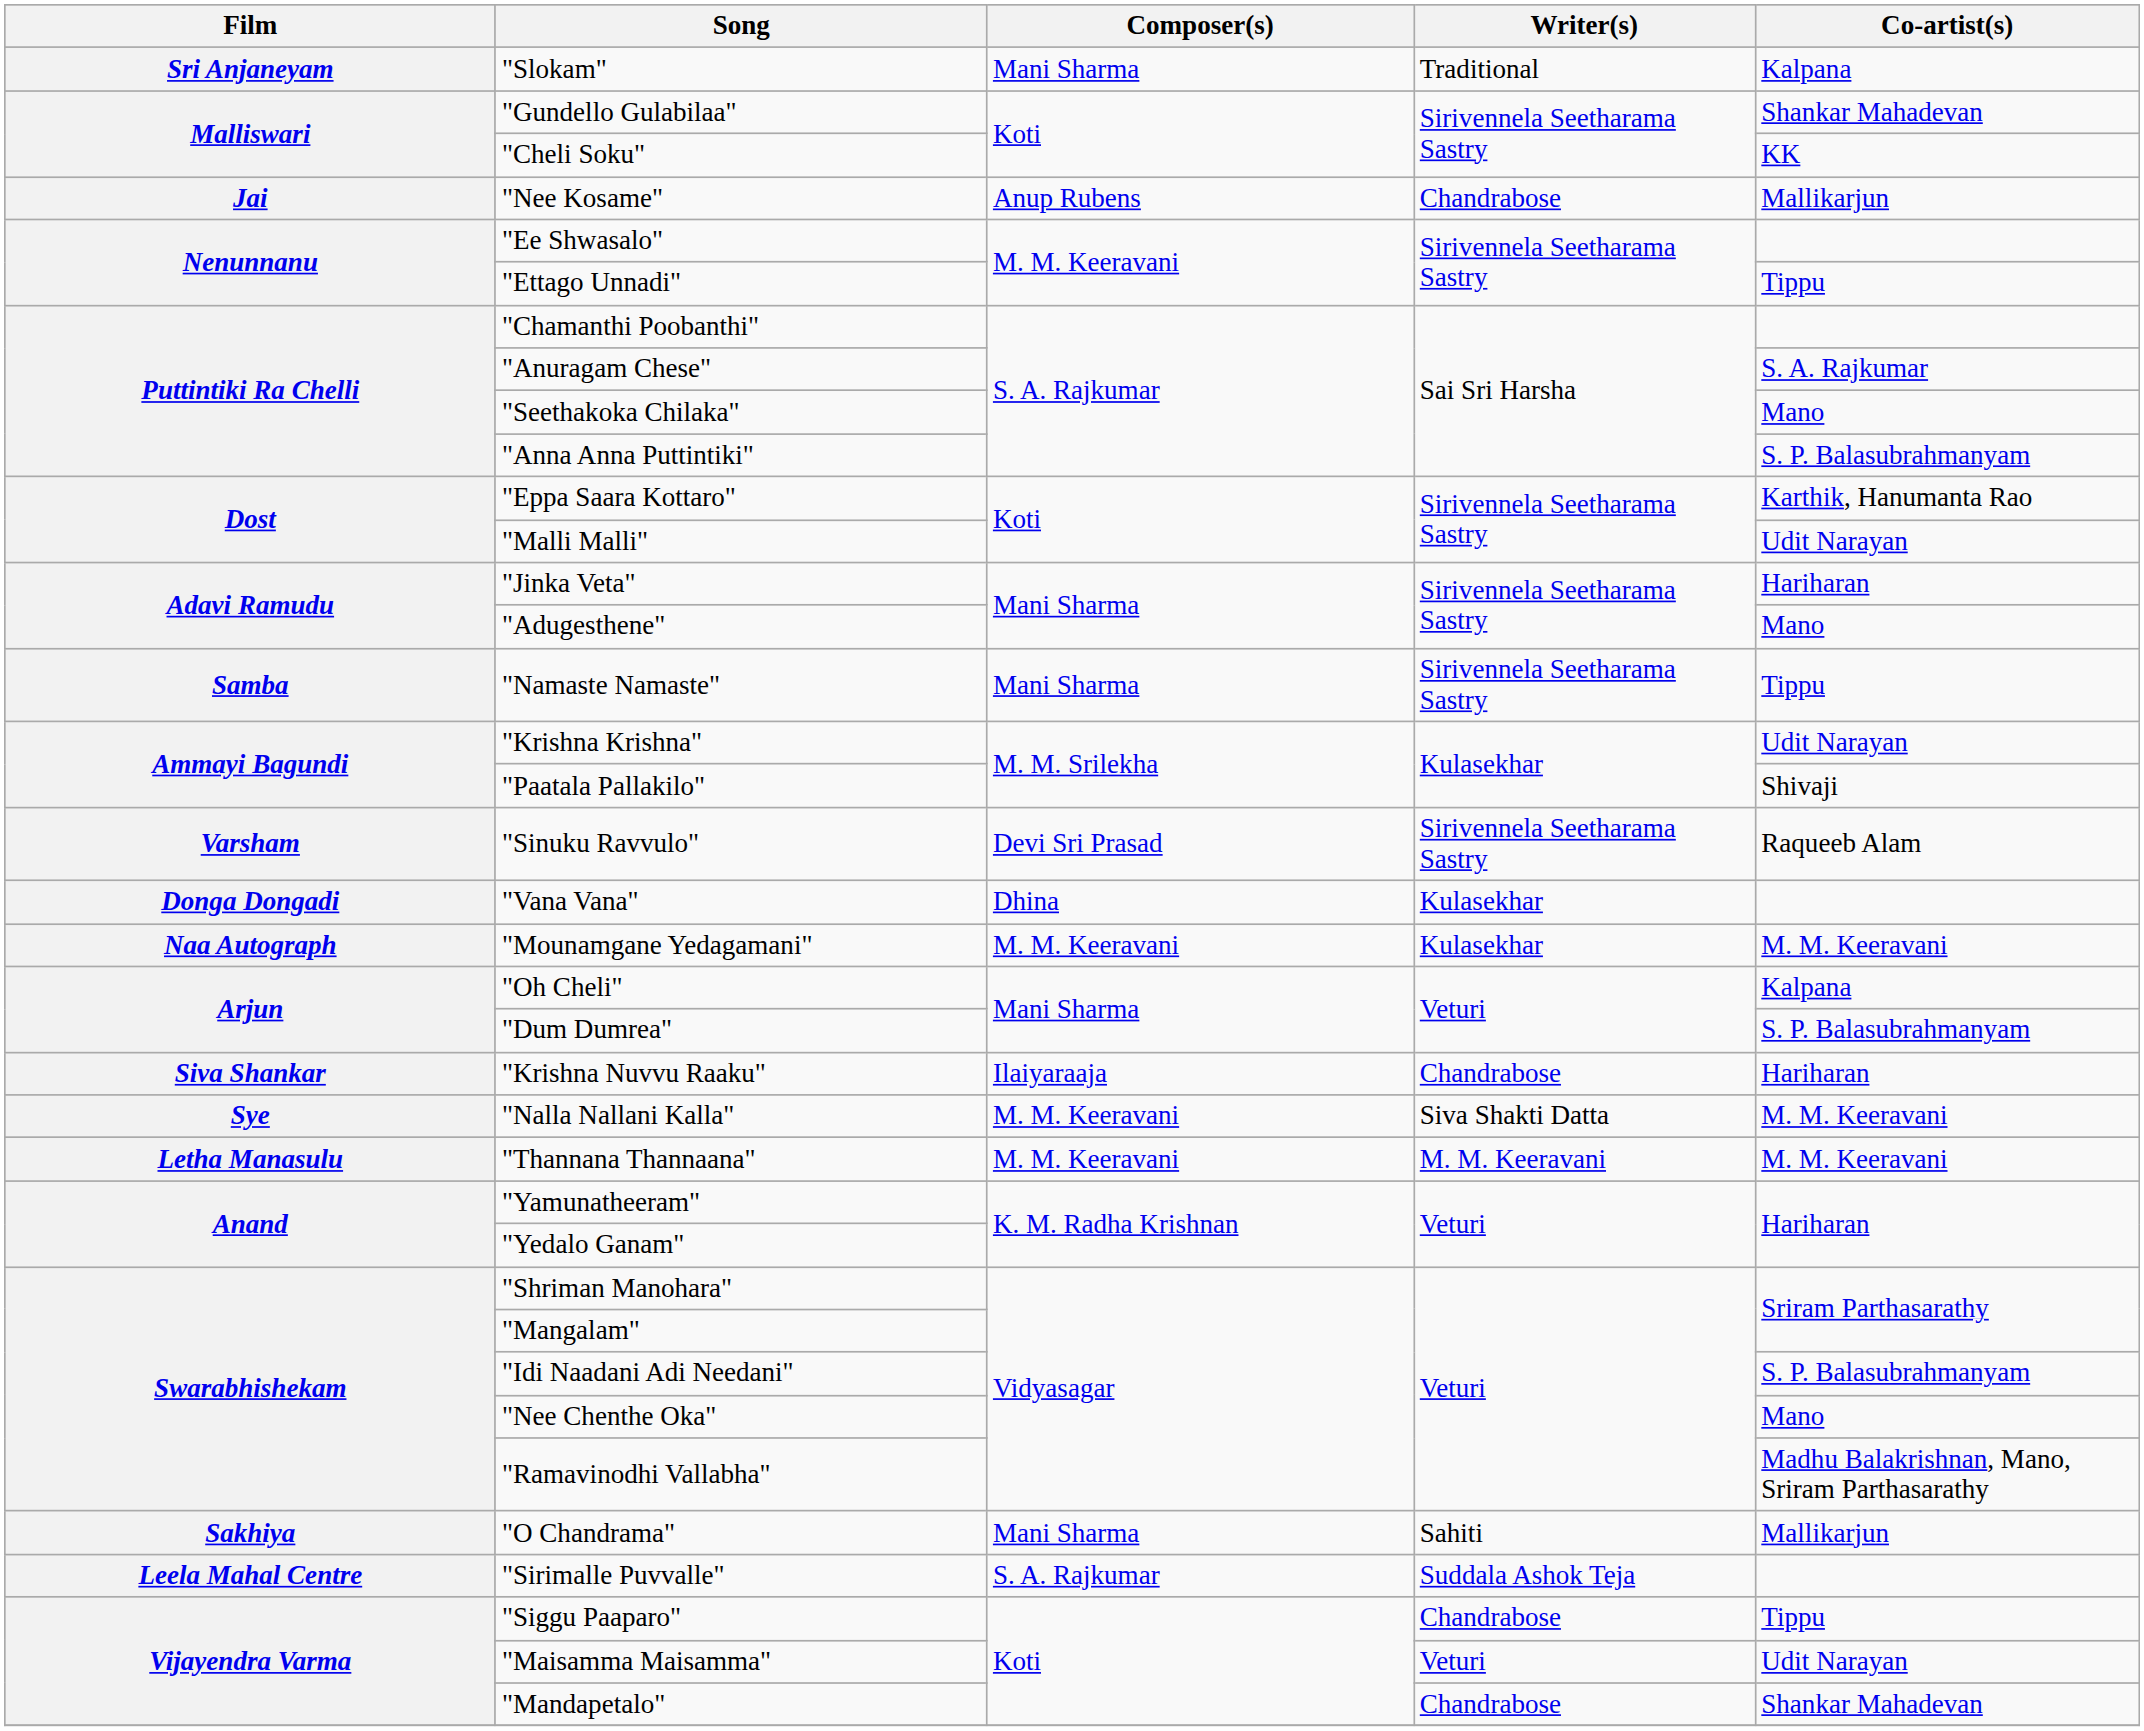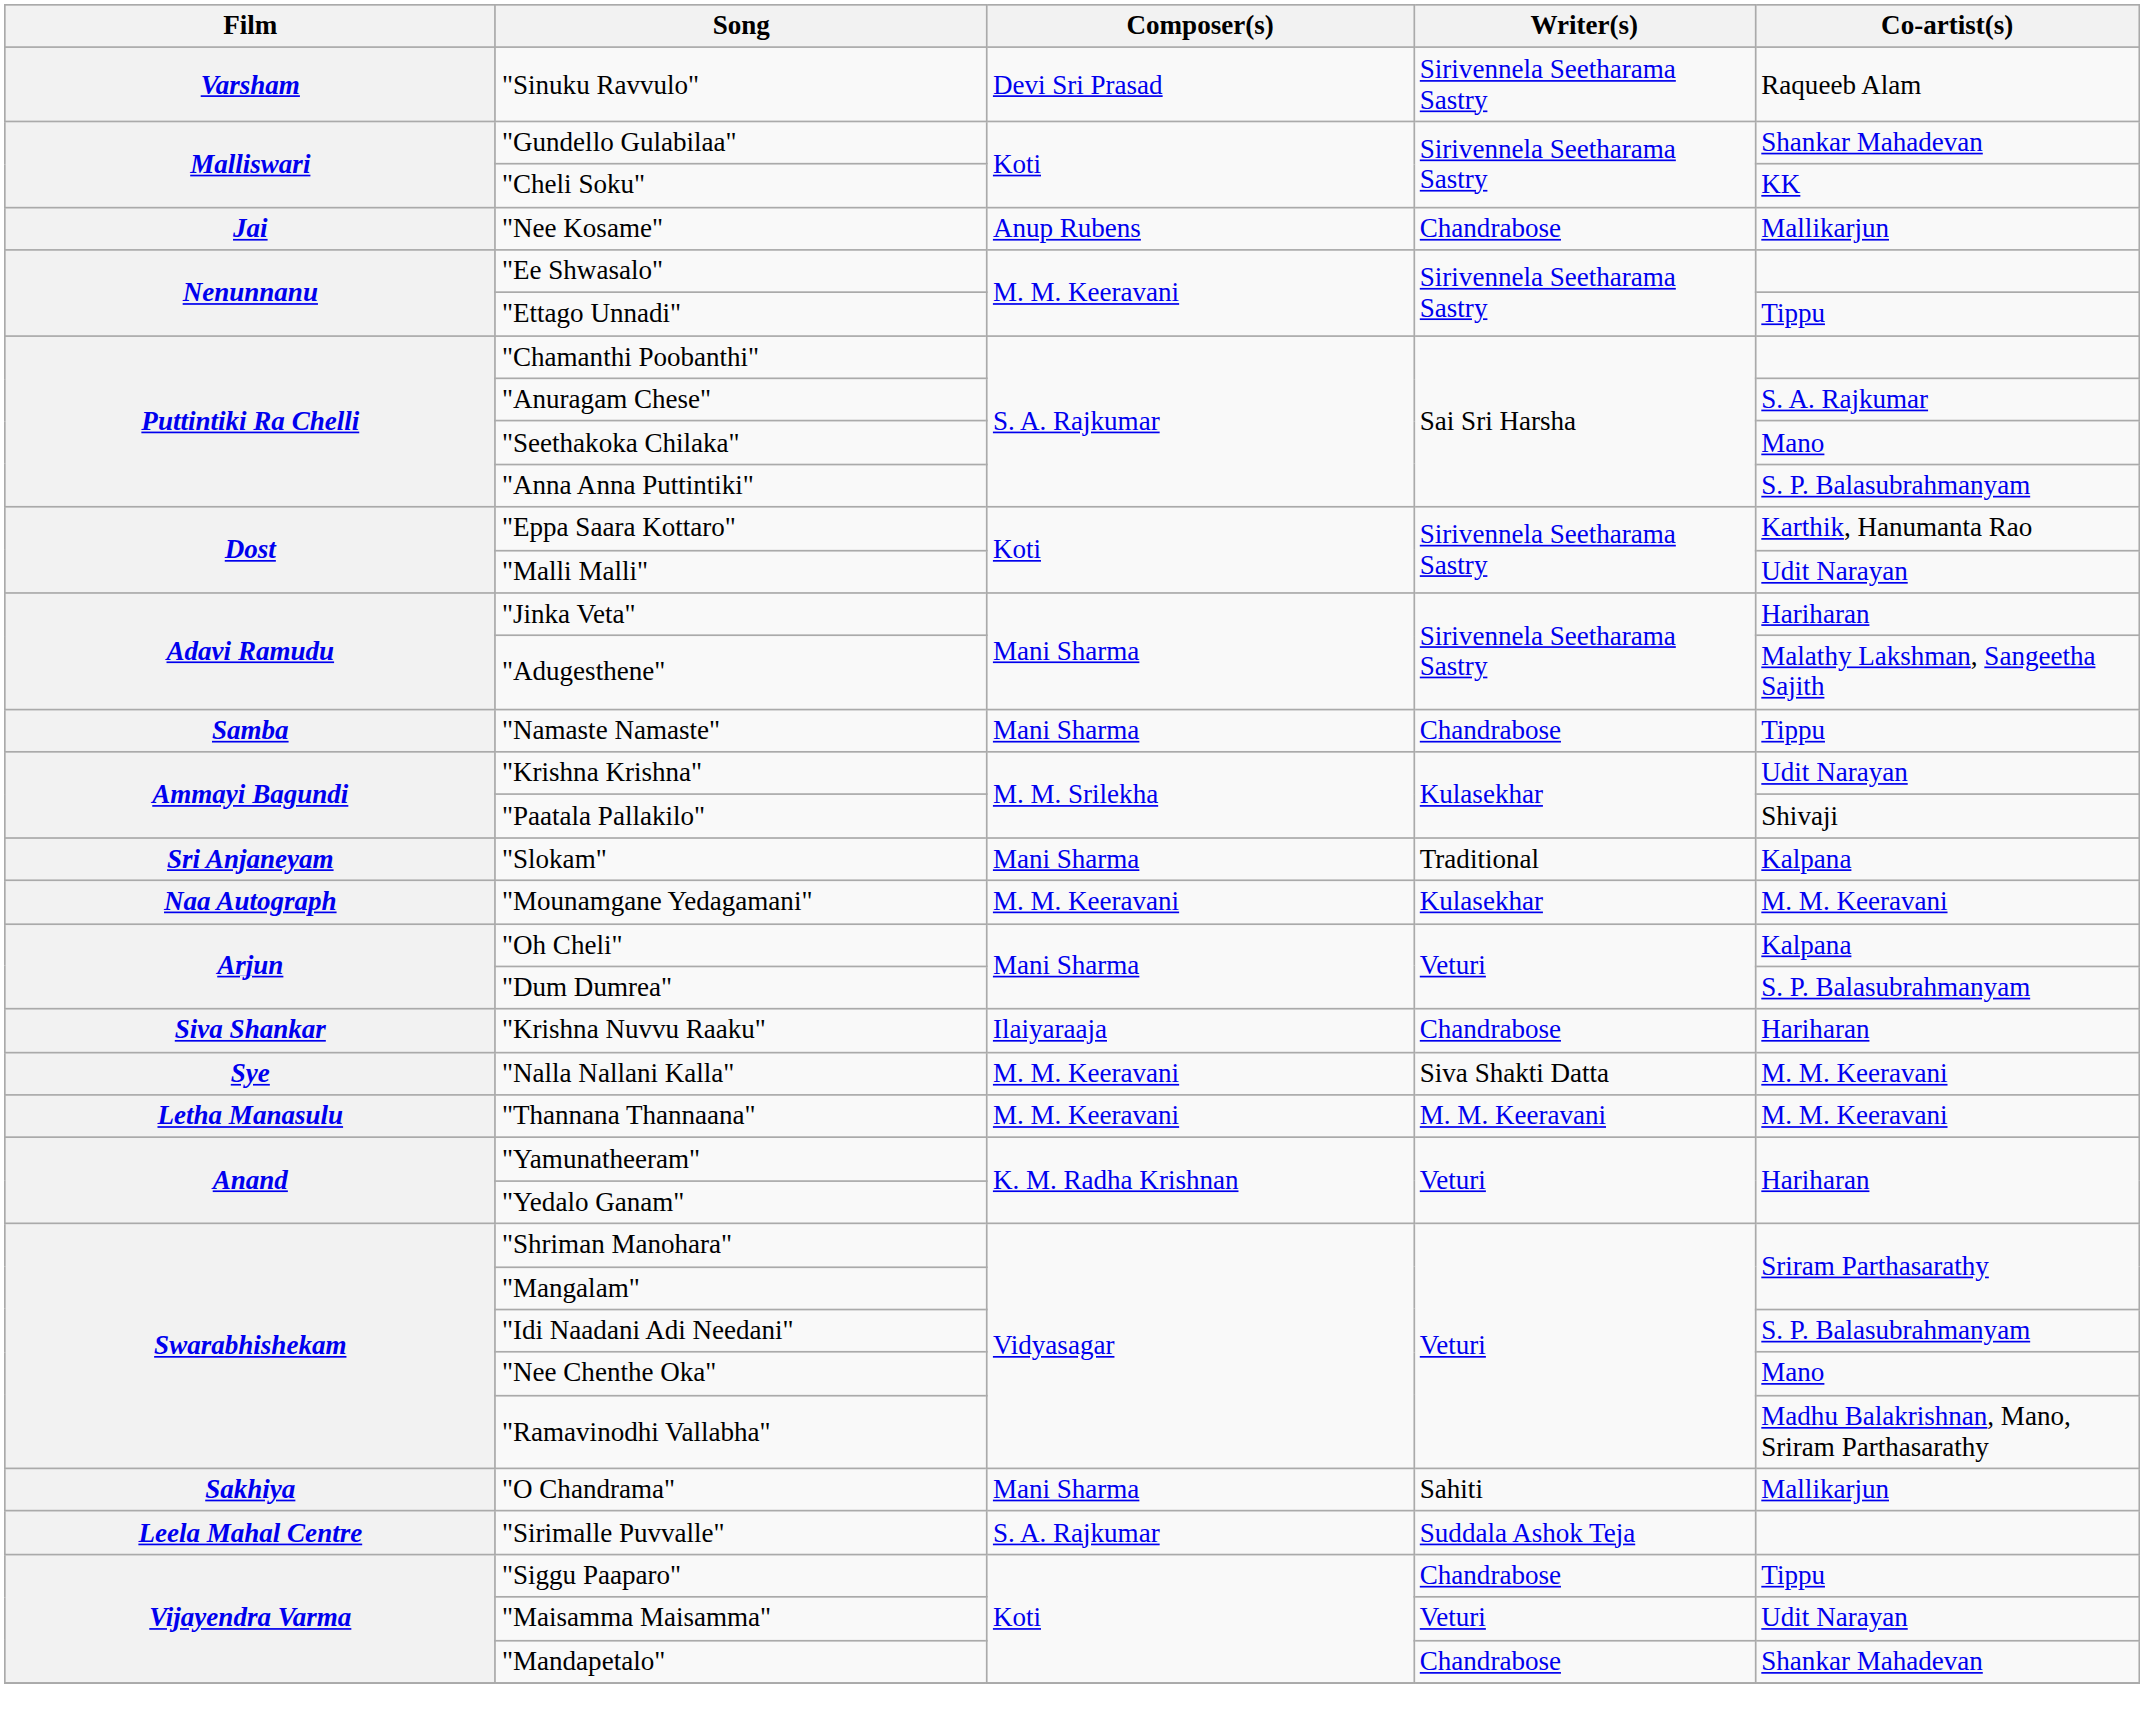rows swapped: (601, 843) <-> (554, 68)
(1793, 626) Mano -> (1928, 671) Malathy Lakshman, Sangeetha Sajith
(1548, 684) Sirivennela Seetharama Sastry -> (1490, 730) Chandrabose
- row: (570, 901)
